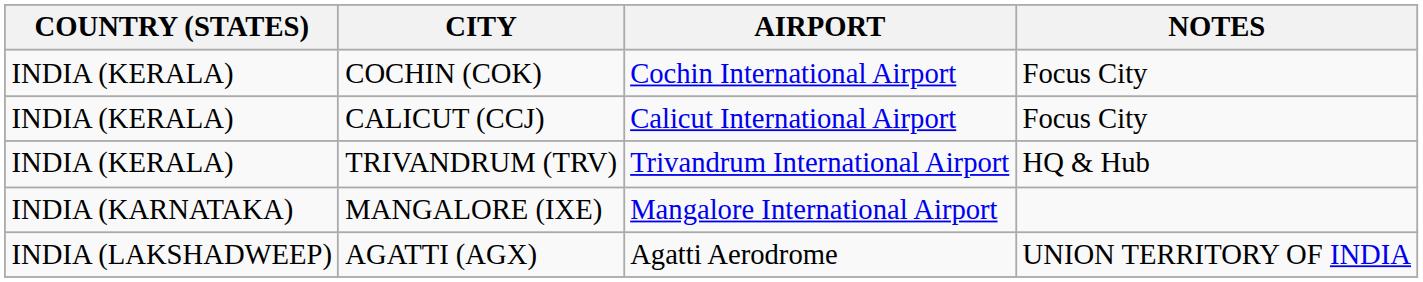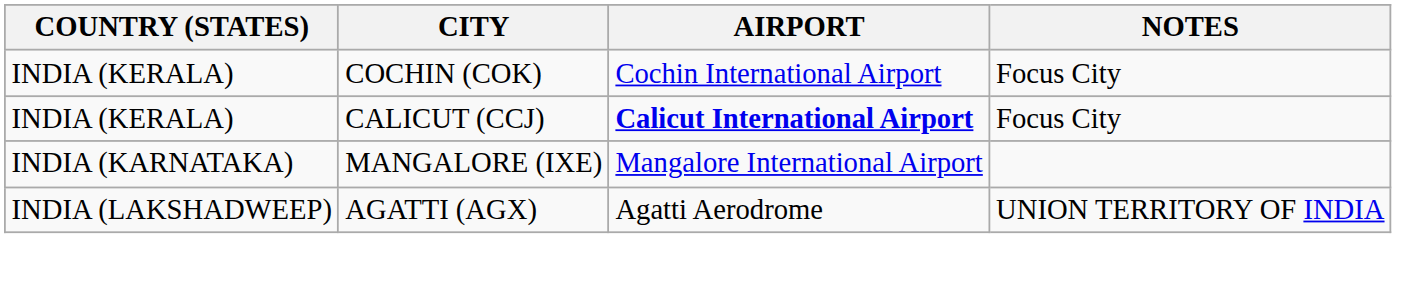(793, 118) normal -> (794, 118) bold
- row: (481, 163)
